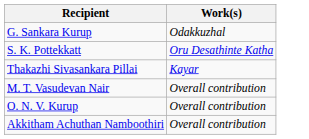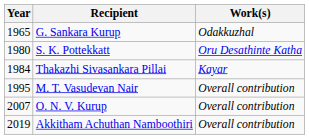+ column: (19, 13)
